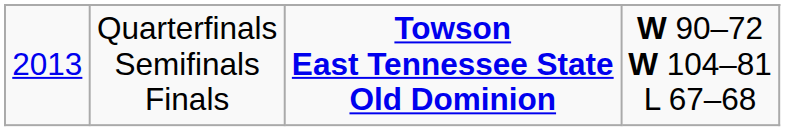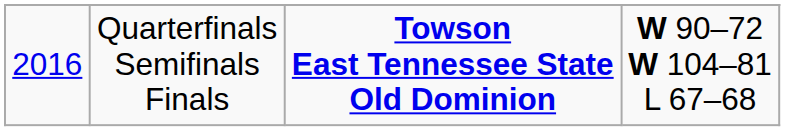(47, 64) 2013 -> (47, 64) 2016
